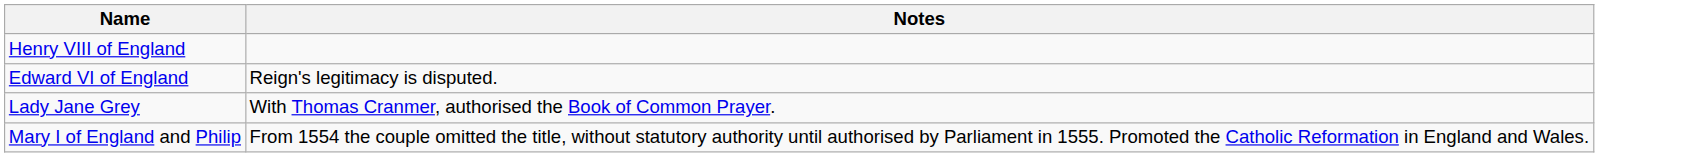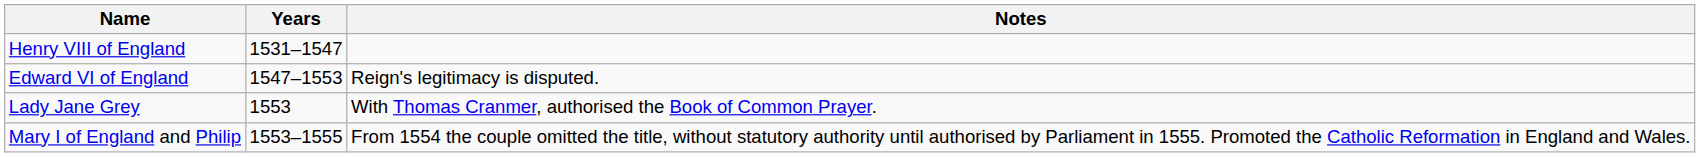+ column: (296, 19)
